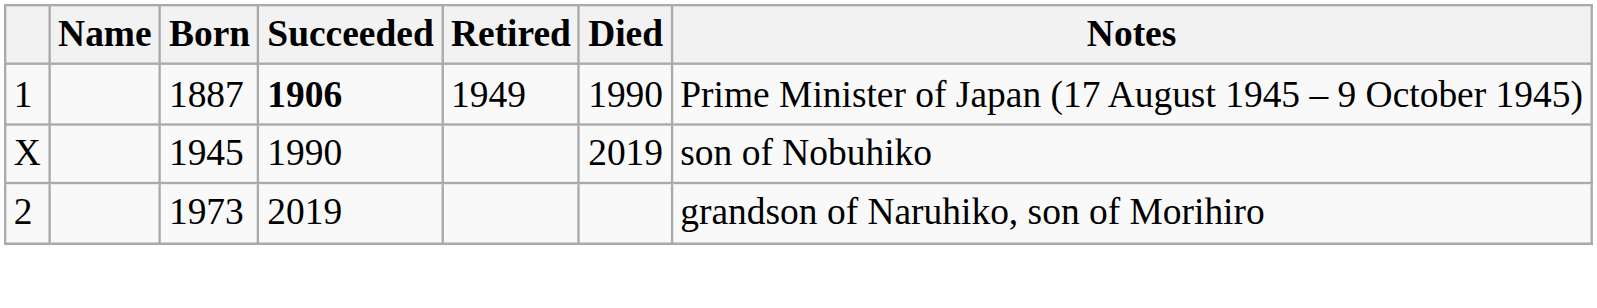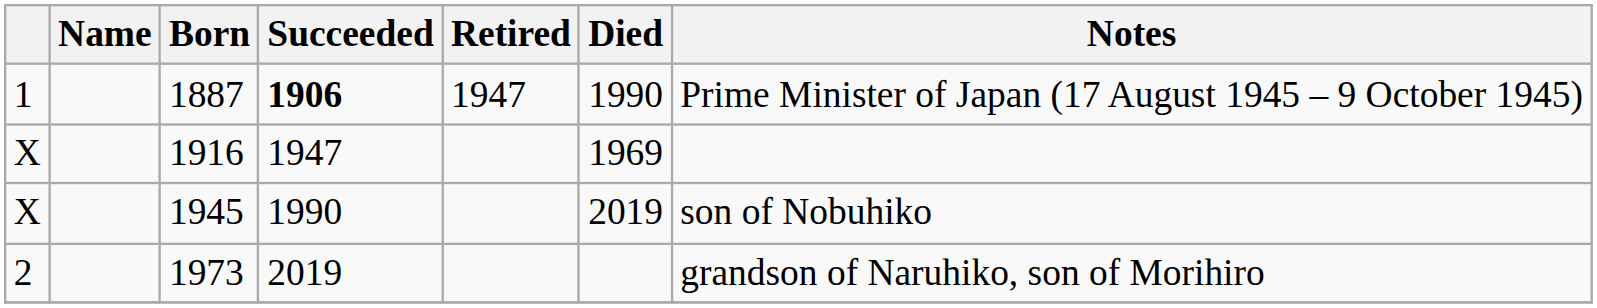(488, 93) 1949 -> (488, 93) 1947
+ row: (206, 152)
